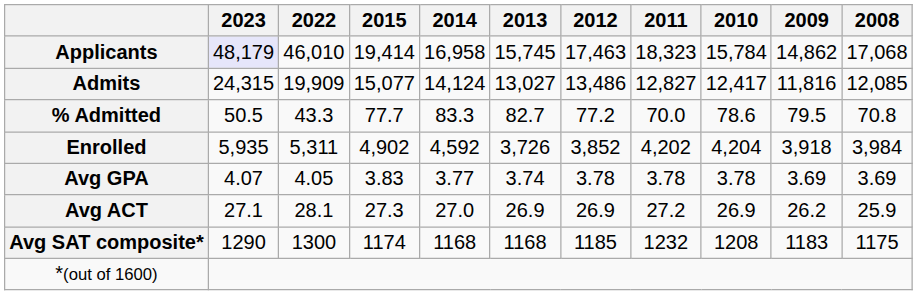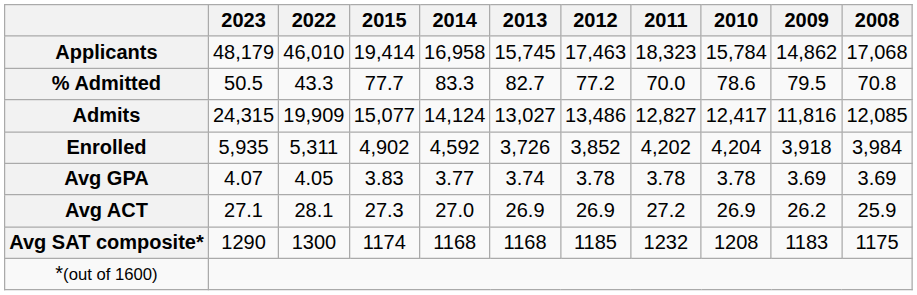(244, 52) lavender background -> (244, 52) no background
rows swapped: (106, 83) <-> (106, 115)
